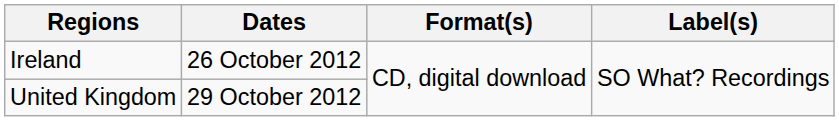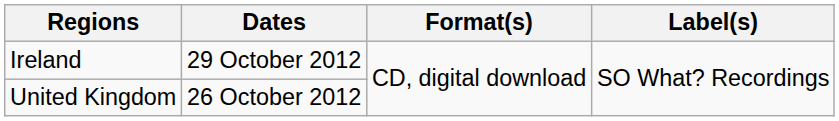(274, 60) 26 October 2012 -> (274, 60) 29 October 2012
(274, 97) 29 October 2012 -> (274, 97) 26 October 2012
